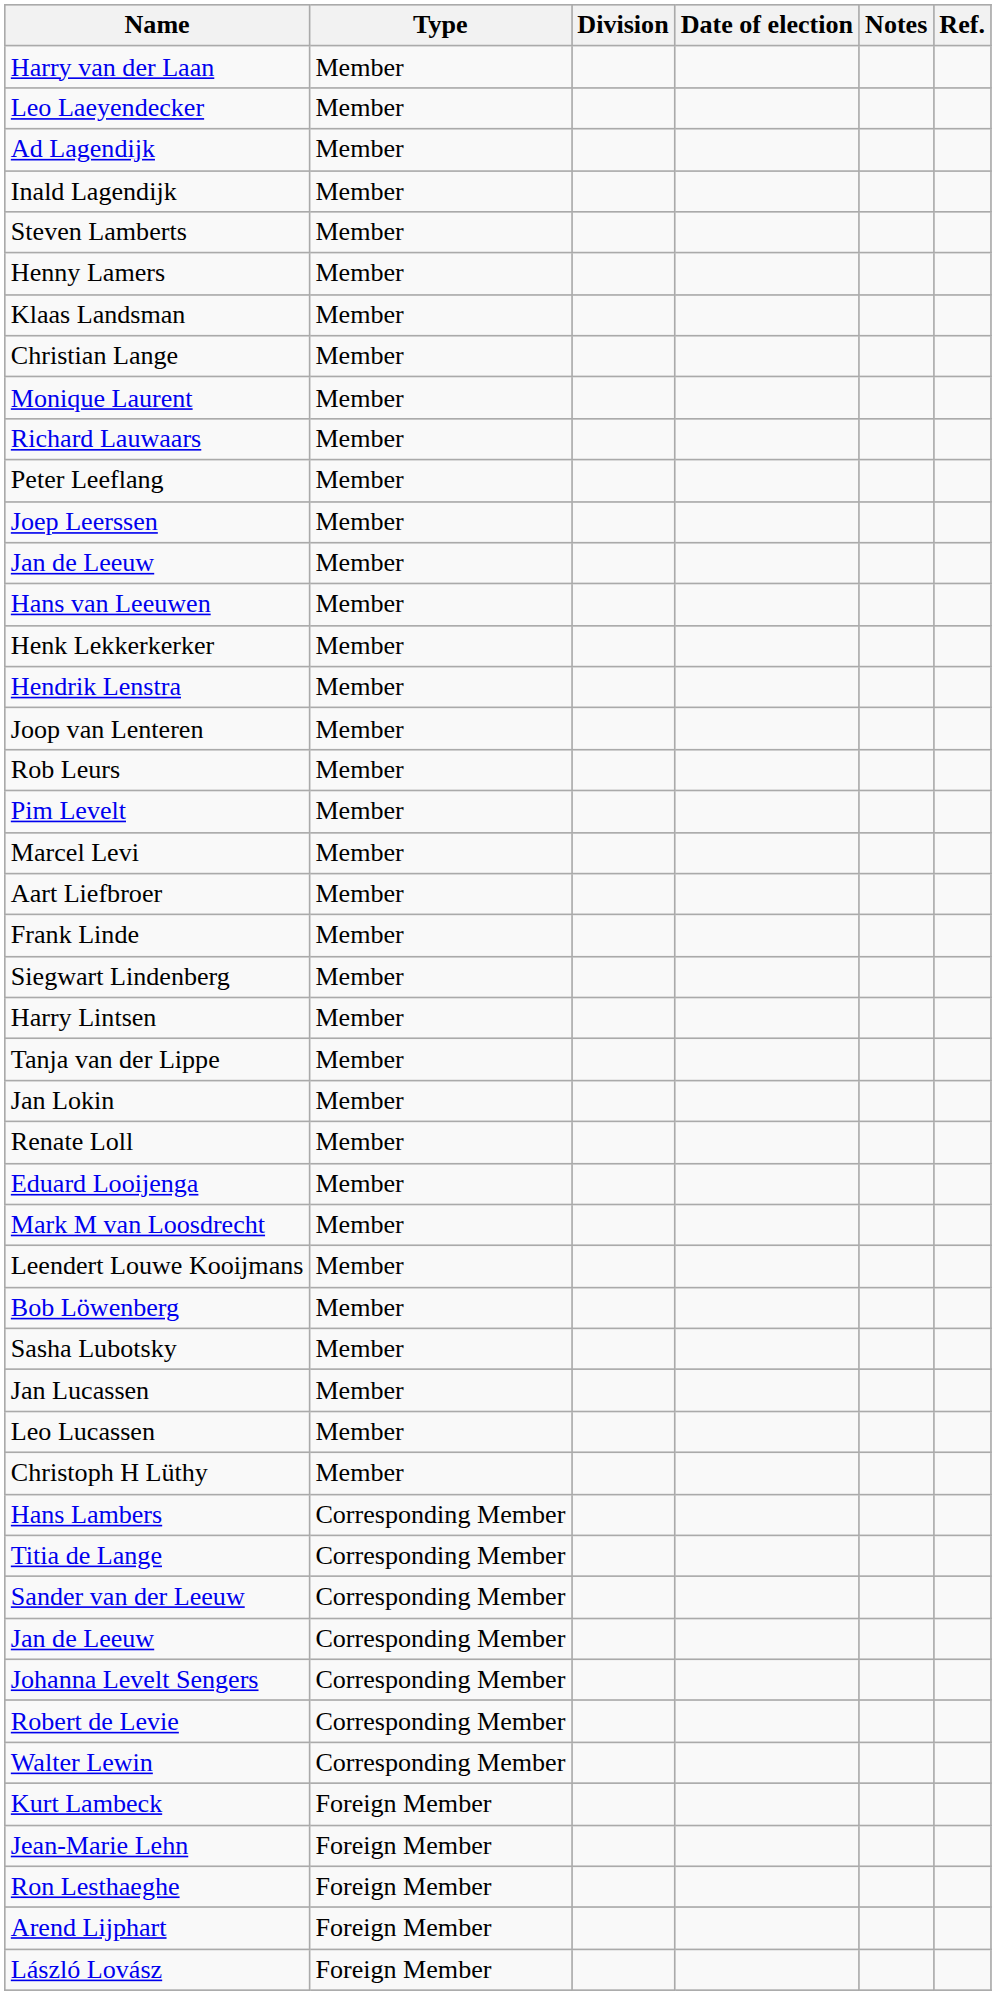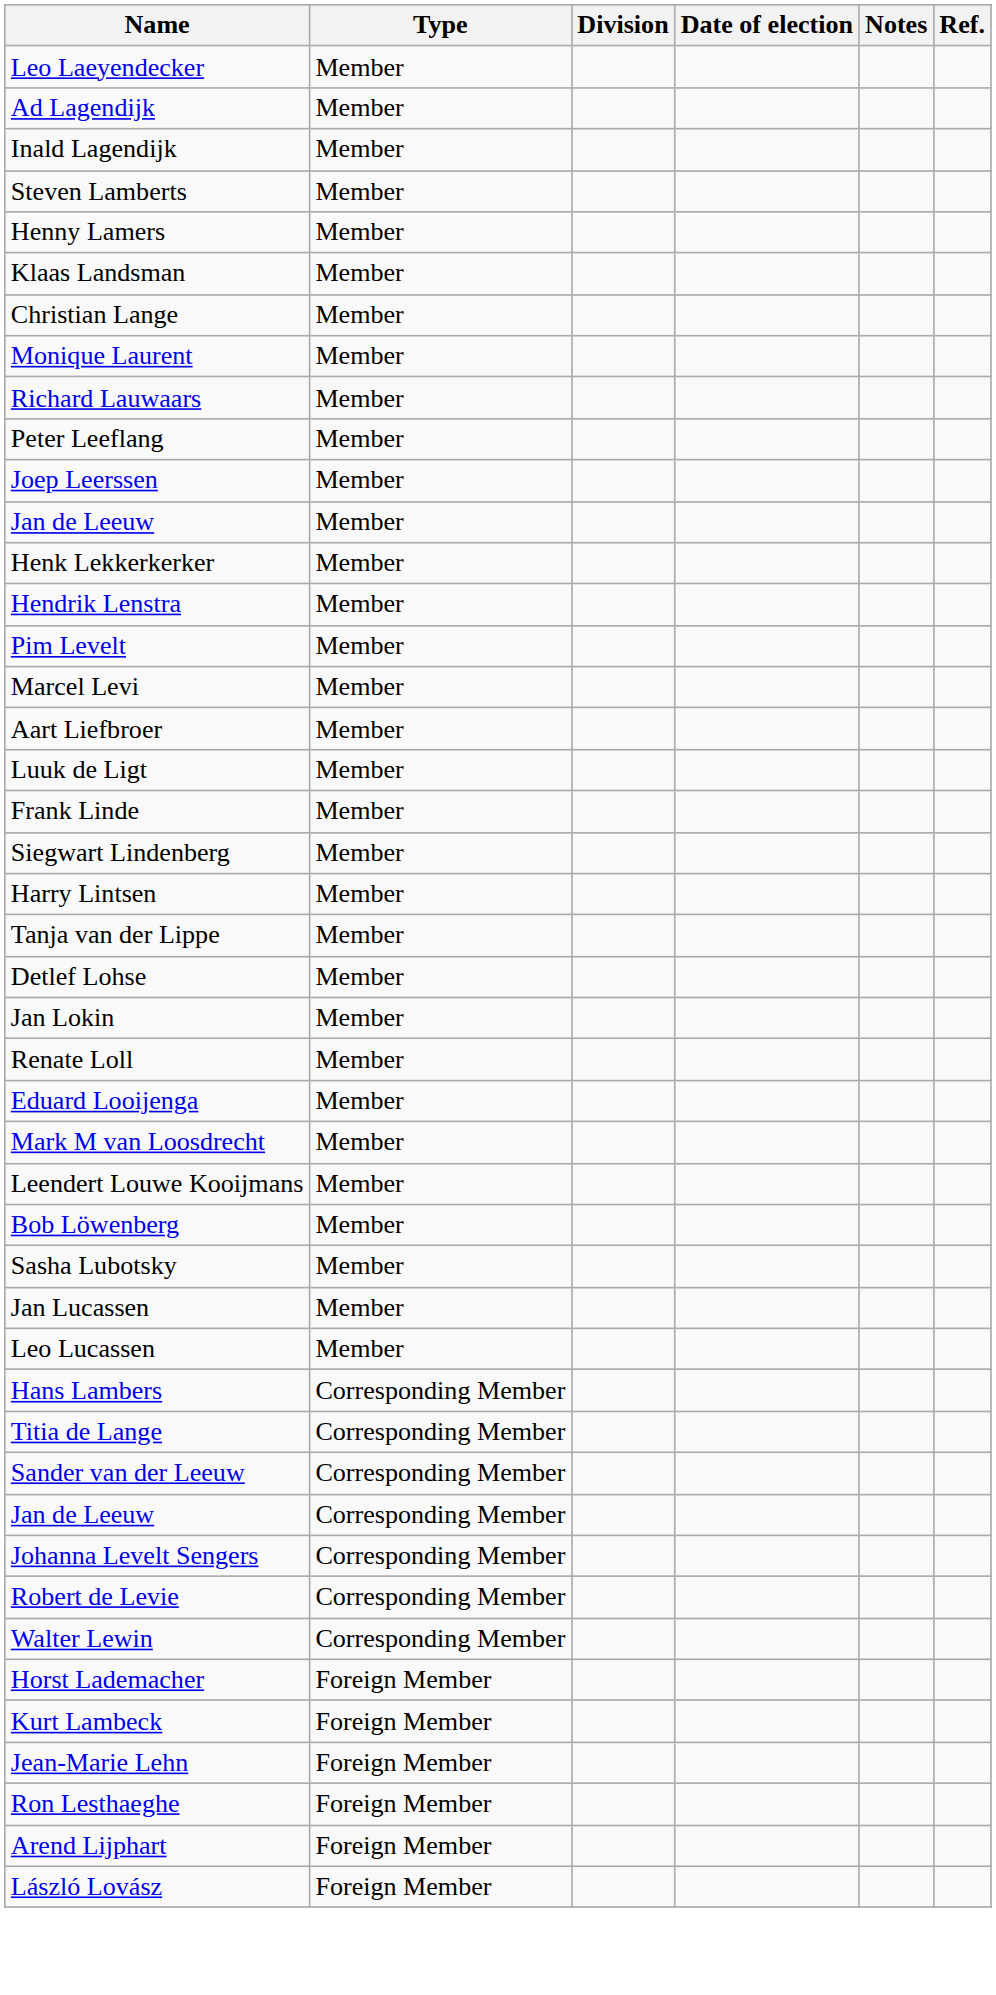- row: (113, 66)
- row: (111, 604)
- row: (107, 728)
- row: (66, 769)
+ row: (79, 769)
+ row: (79, 976)
- row: (109, 1472)
+ row: (107, 1679)
